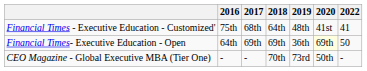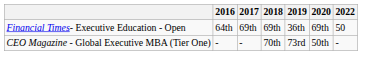- row: (111, 27)
(325, 43) lightyellow background -> (320, 27) no background
